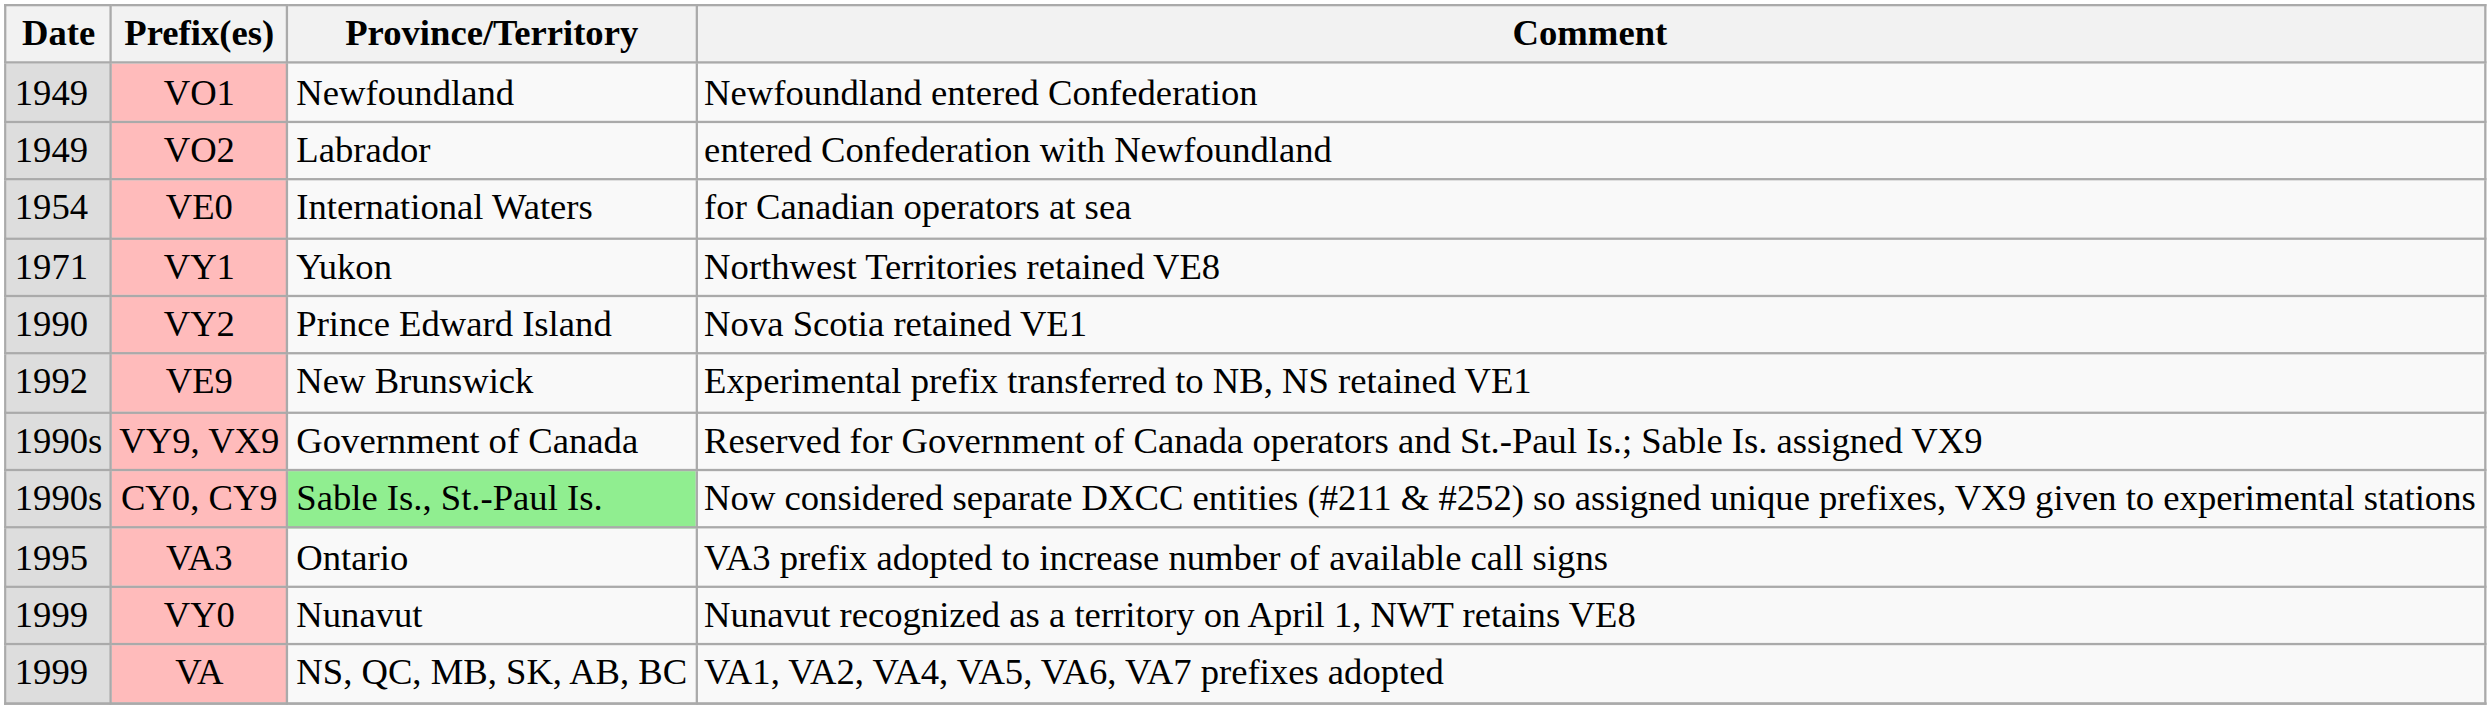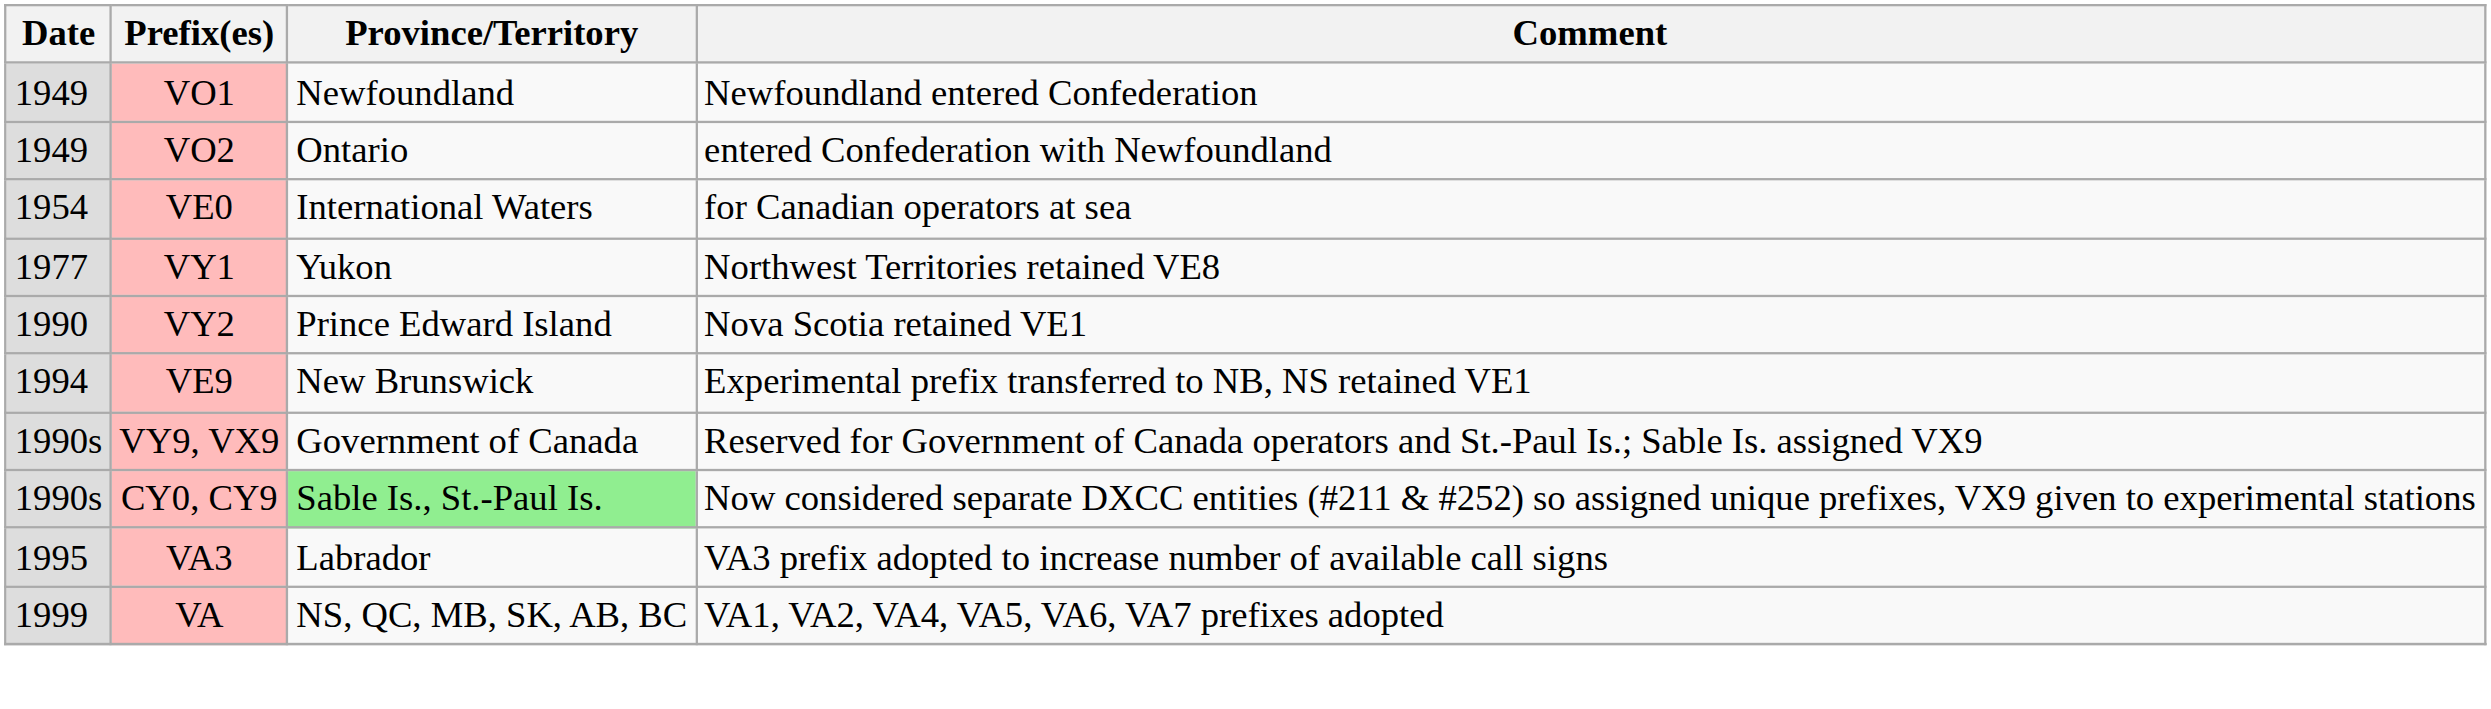(363, 149) Labrador -> (352, 149) Ontario
(51, 265) 1971 -> (51, 265) 1977
(51, 382) 1992 -> (51, 382) 1994
(352, 556) Ontario -> (363, 556) Labrador
- row: (199, 614)
